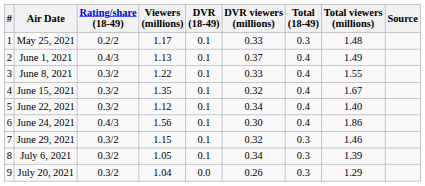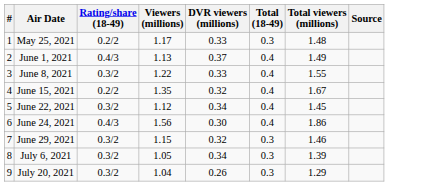- column: (204, 18)
(108, 90) 0.3/2 -> (108, 90) 0.2/2
(353, 106) 1.40 -> (317, 106) 1.45
